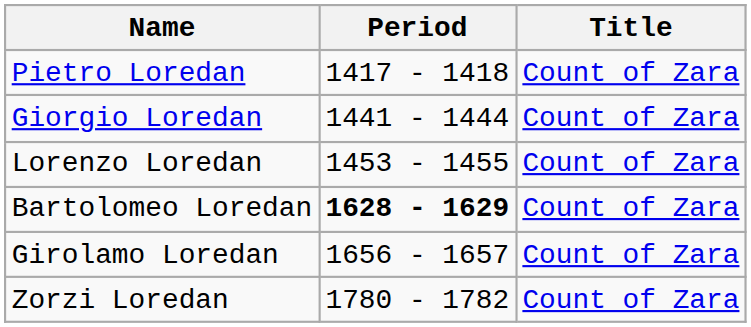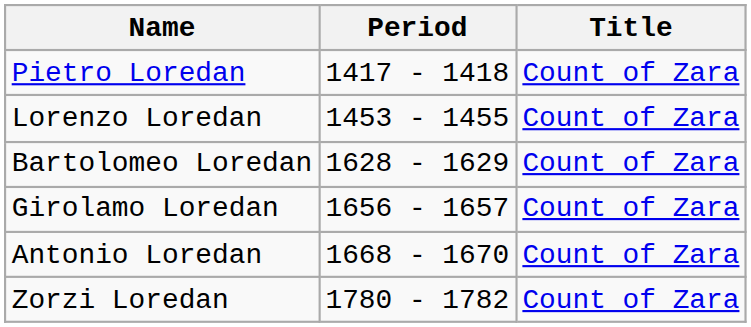- row: (137, 118)
(417, 209) bold -> (417, 164) normal
+ row: (137, 254)
